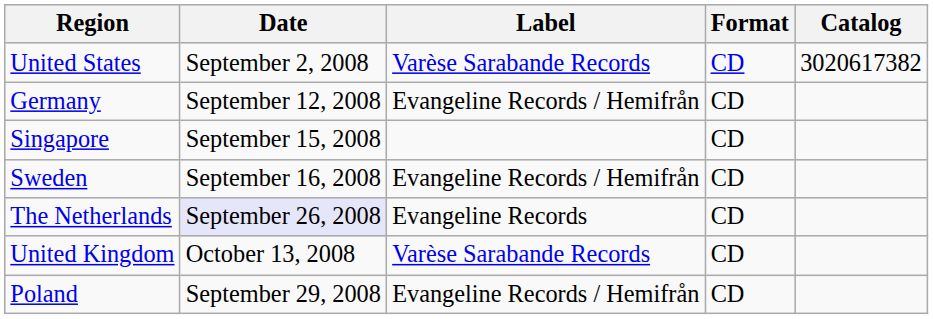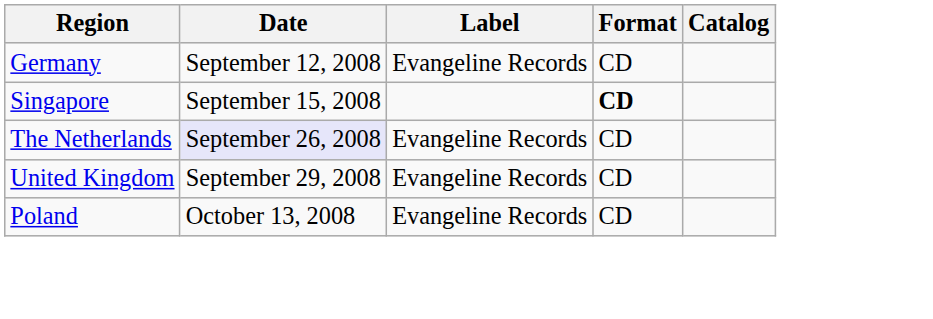- row: (76, 62)
(546, 100) Evangeline Records / Hemifrån -> (490, 62) Evangeline Records
(728, 139) normal -> (616, 100) bold
- row: (49, 178)
(270, 255) October 13, 2008 -> (283, 178) September 29, 2008
(521, 255) Varèse Sarabande Records -> (490, 178) Evangeline Records
(283, 293) September 29, 2008 -> (270, 216) October 13, 2008
(546, 293) Evangeline Records / Hemifrån -> (490, 216) Evangeline Records
